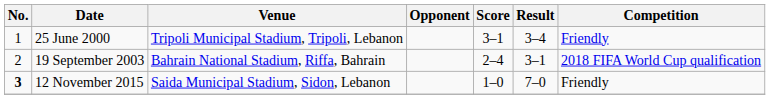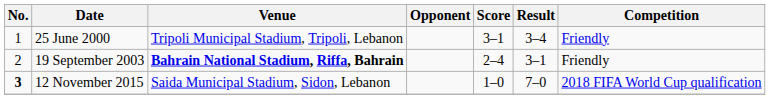(268, 60) normal -> (277, 60) bold
(661, 60) 2018 FIFA World Cup qualification -> (585, 60) Friendly
(585, 82) Friendly -> (662, 82) 2018 FIFA World Cup qualification
